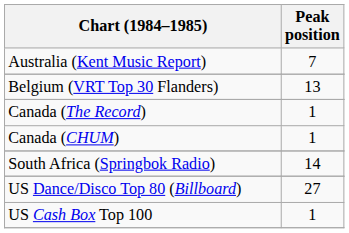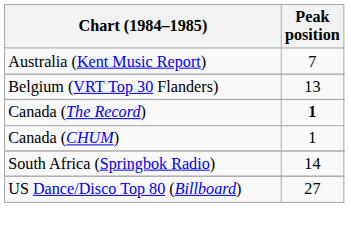(312, 112) normal -> (312, 112) bold
- row: (80, 214)
